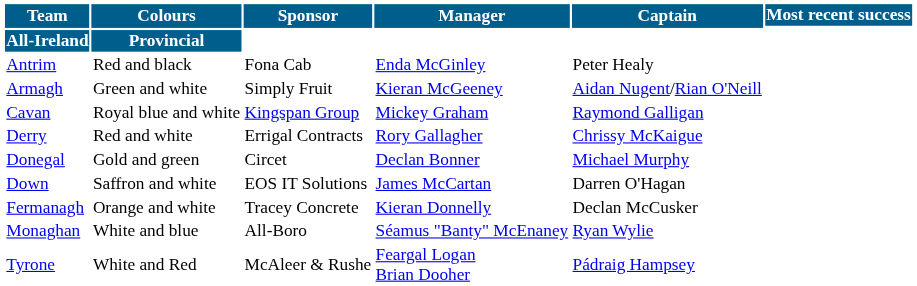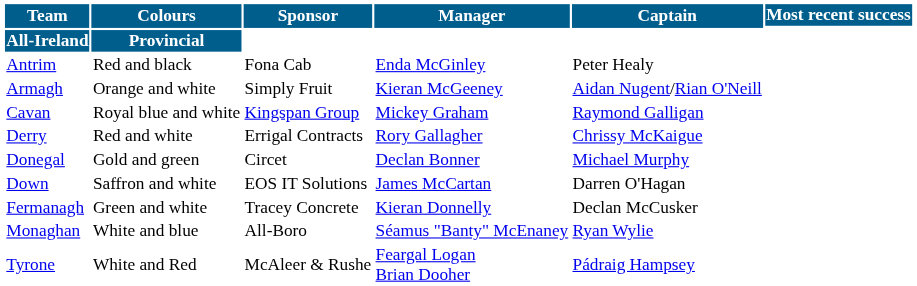(150, 88) Green and white -> (154, 88) Orange and white
(154, 207) Orange and white -> (150, 207) Green and white
